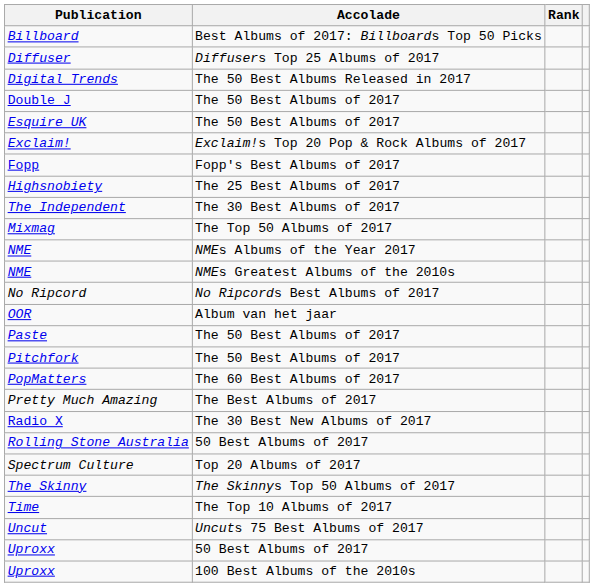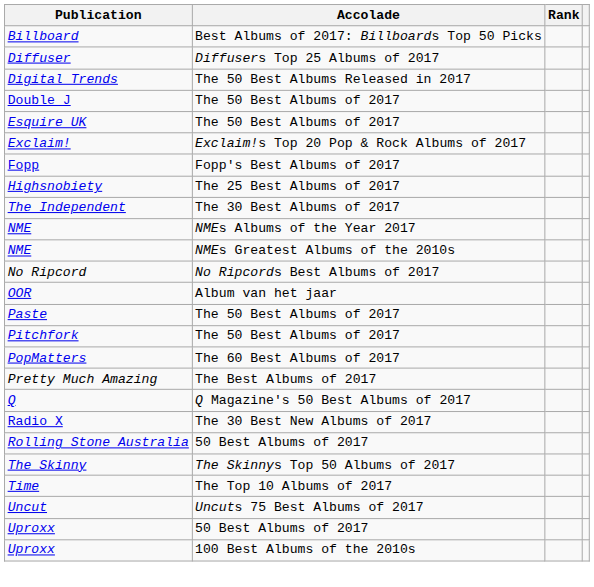- row: (31, 229)
+ row: (12, 400)
- row: (71, 465)
